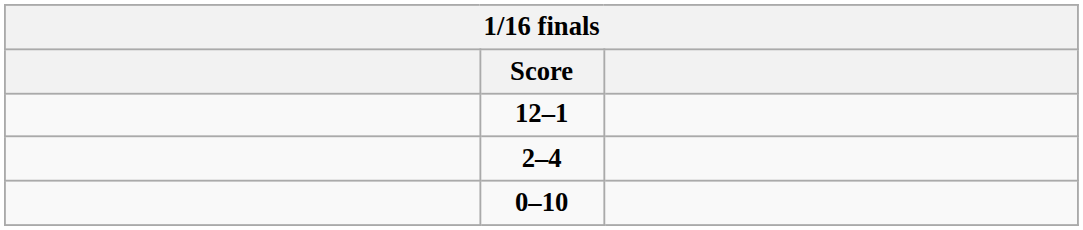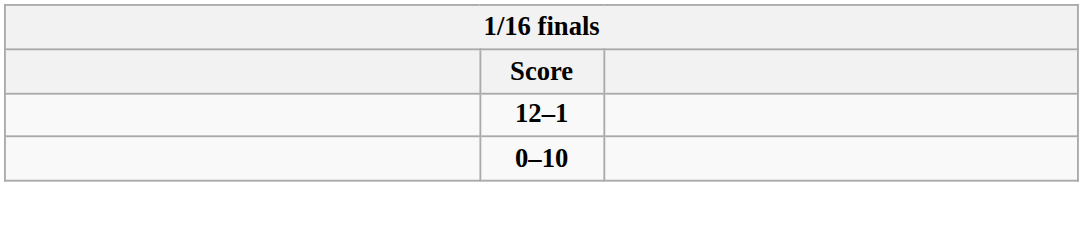- row: (542, 158)
